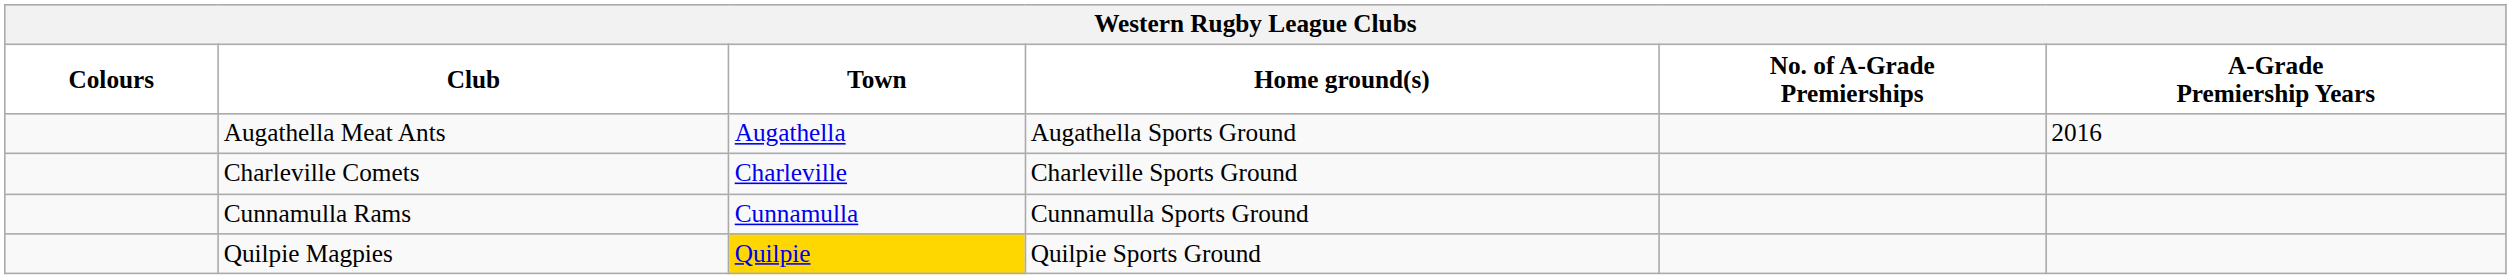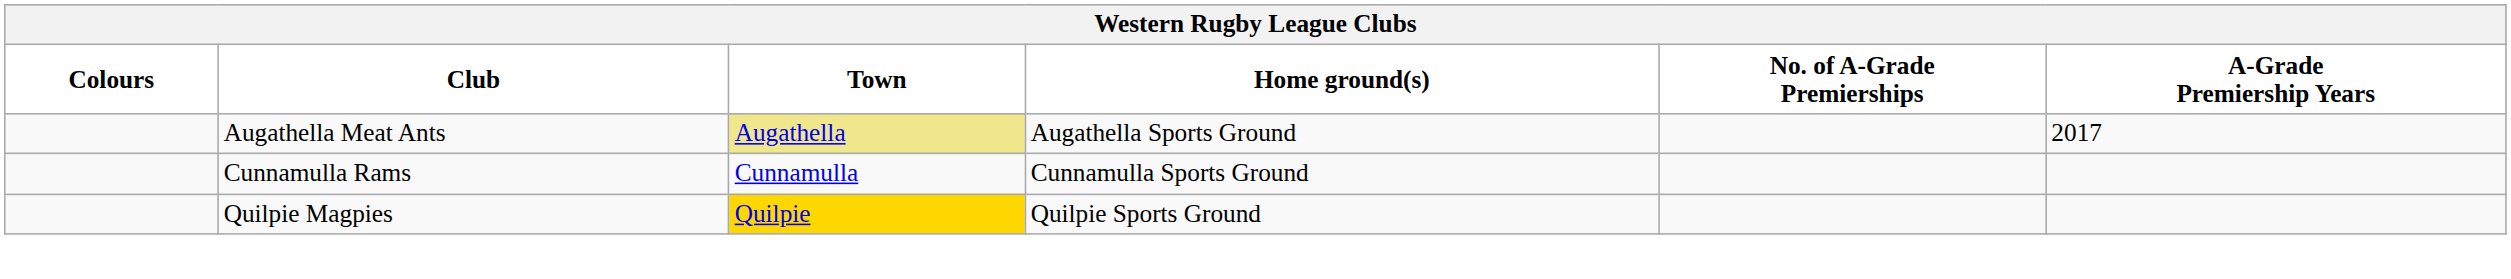(790, 133) no background -> (790, 133) khaki background
(2077, 133) 2016 -> (2077, 133) 2017
- row: (322, 173)
